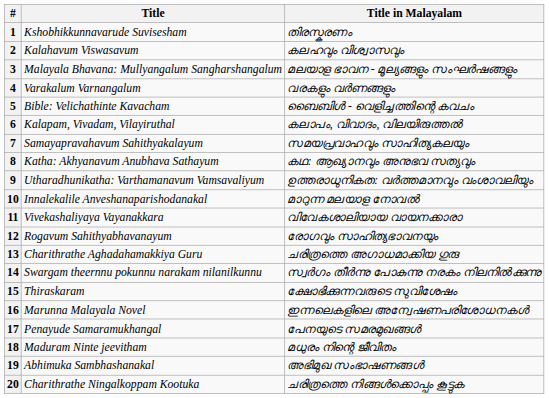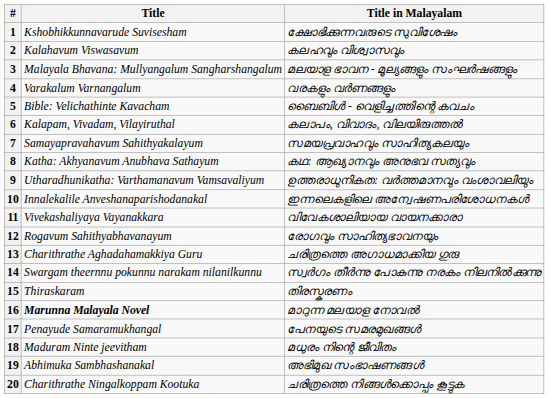(320, 32) തിരസ്കരണം -> (372, 32) ക്ഷോഭിക്കുന്നവരുടെ സുവിശേഷം
(353, 198) മാറുന്ന മലയാള നോവൽ -> (408, 198) ഇന്നലെകളിലെ അന്വേഷണപരിശോധനകൾ
(372, 291) ക്ഷോഭിക്കുന്നവരുടെ സുവിശേഷം -> (320, 291) തിരസ്കരണം
(85, 310) normal -> (87, 310) bold
(408, 310) ഇന്നലെകളിലെ അന്വേഷണപരിശോധനകൾ -> (353, 310) മാറുന്ന മലയാള നോവൽ
